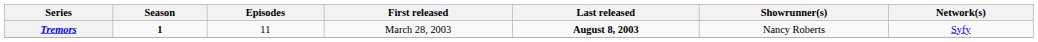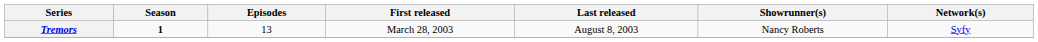(265, 29) 11 -> (267, 29) 13
(606, 29) bold -> (606, 29) normal
